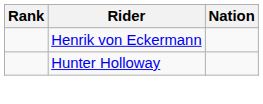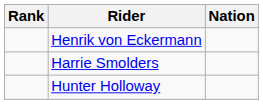+ row: (105, 63)
